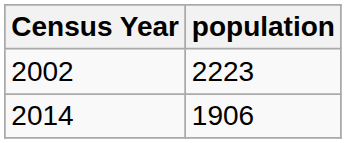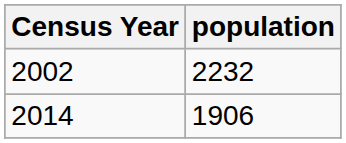(223, 71) 2223 -> (223, 71) 2232
